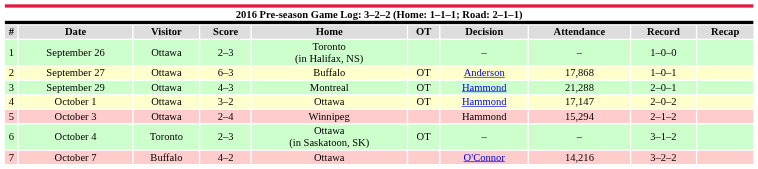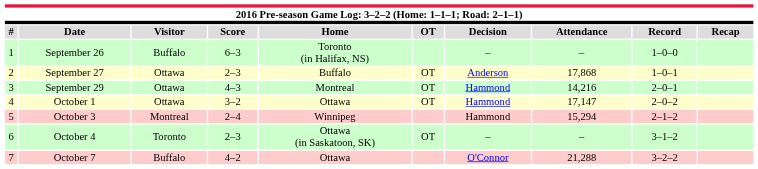(166, 52) Ottawa -> (169, 52) Buffalo
(226, 52) 2–3 -> (233, 52) 6–3
(226, 73) 6–3 -> (233, 73) 2–3
(579, 87) 21,288 -> (582, 87) 14,216
(166, 116) Ottawa -> (169, 116) Montreal
(579, 157) 14,216 -> (582, 157) 21,288
